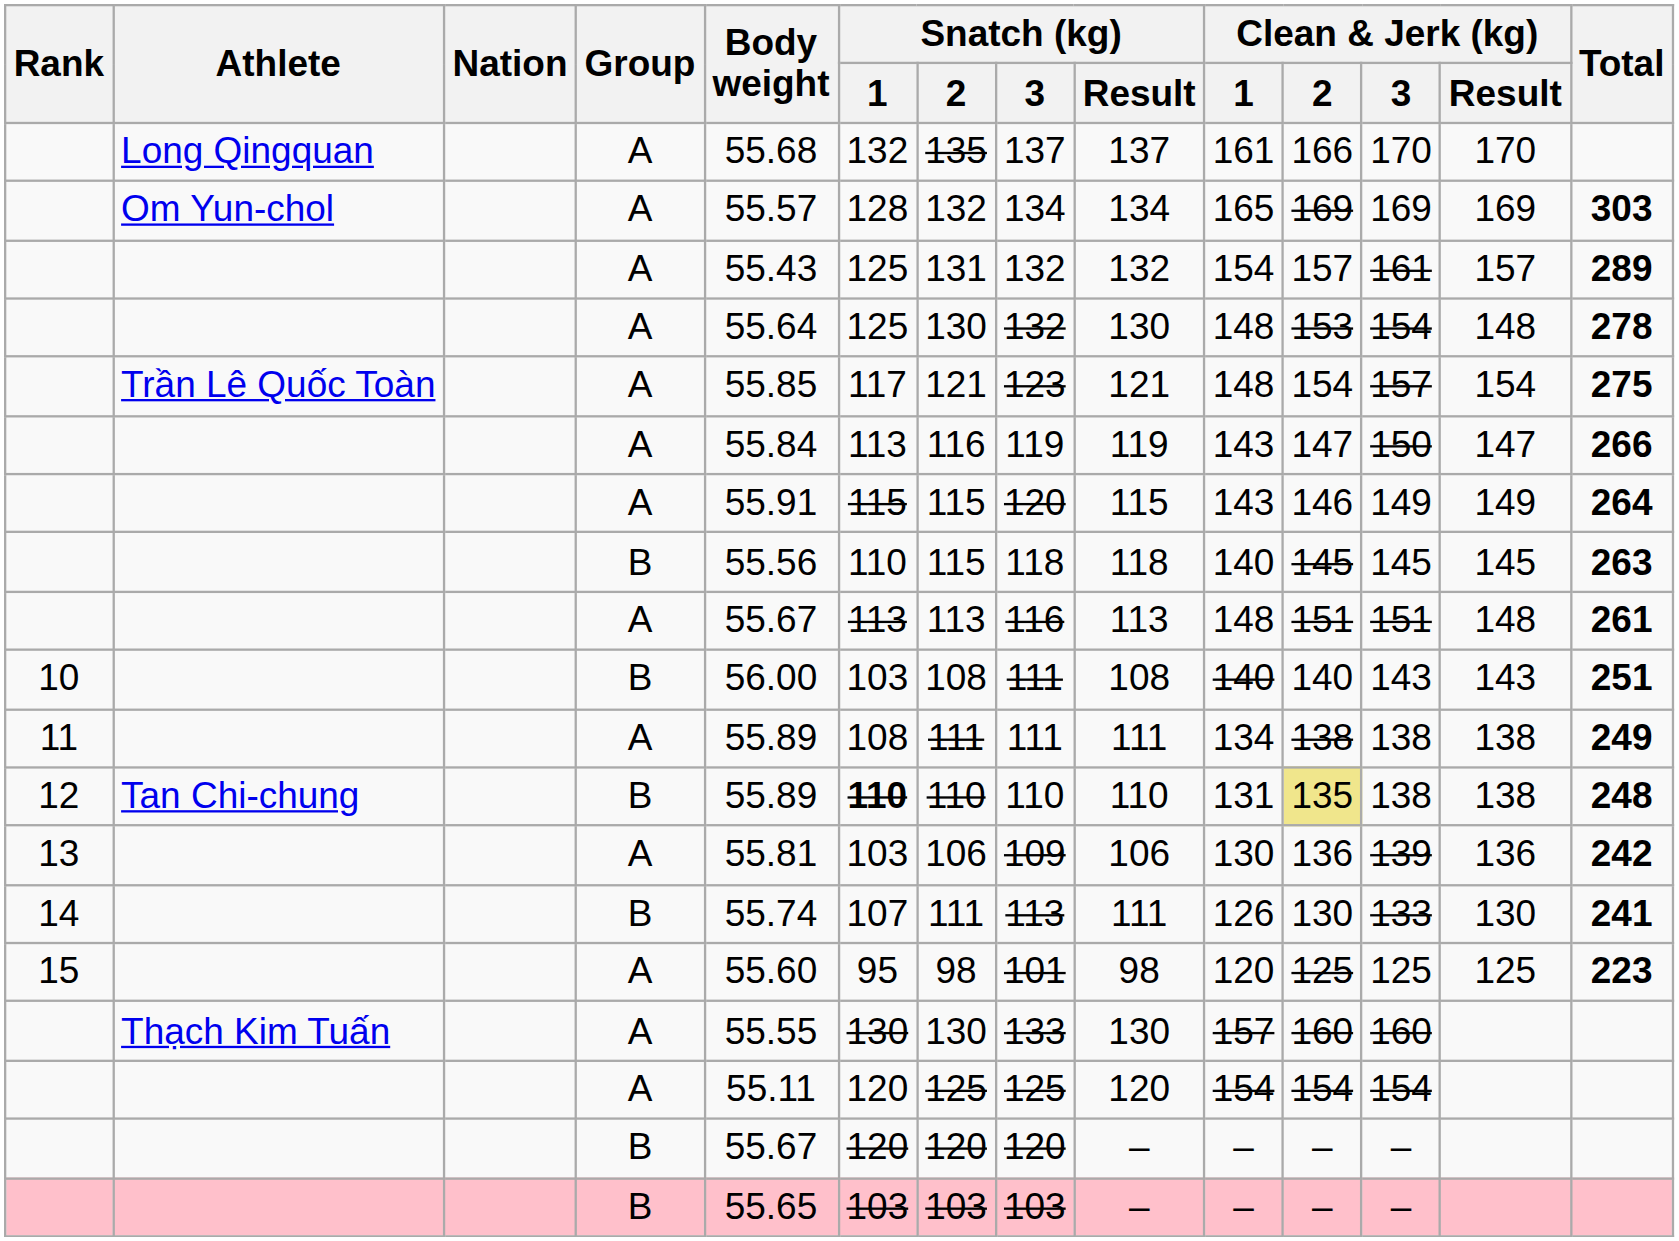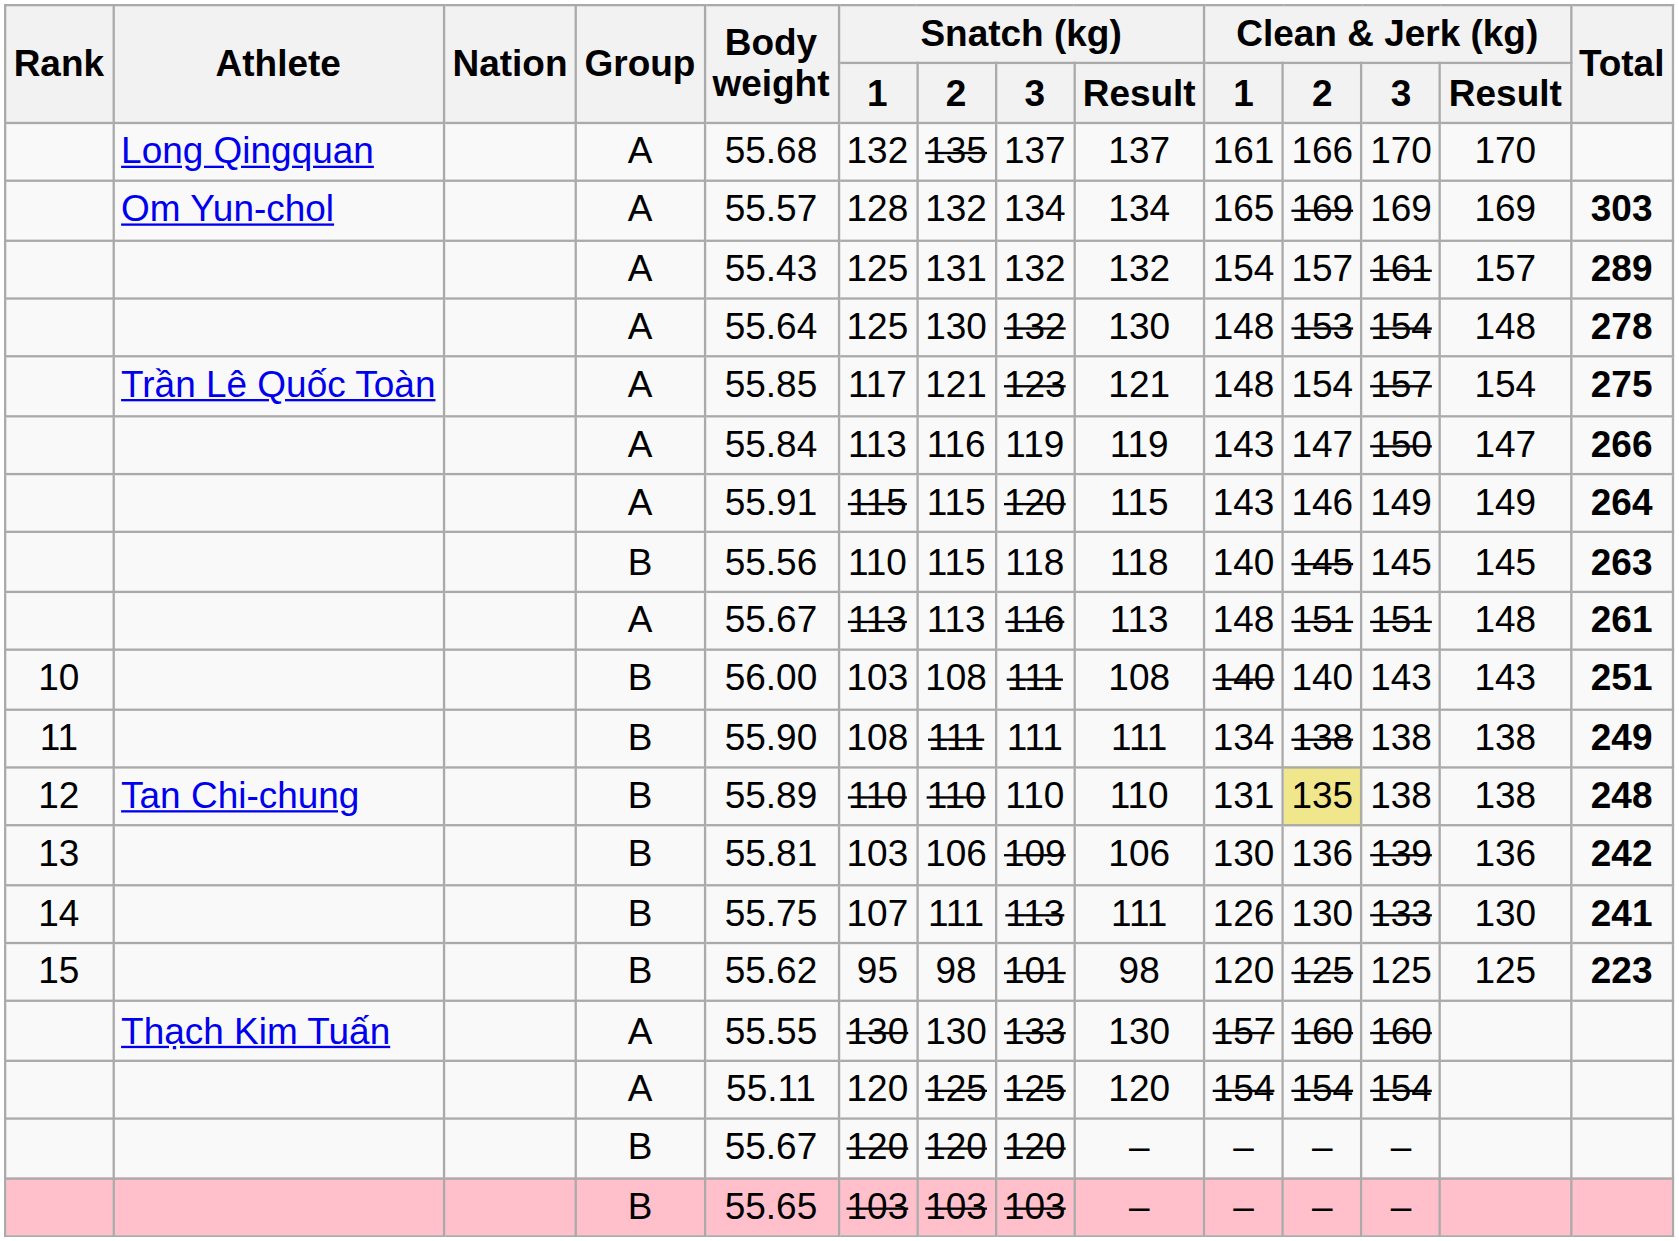(640, 737) A -> (640, 737) B
(771, 737) 55.89 -> (771, 737) 55.90
(877, 795) bold -> (877, 795) normal
(640, 854) A -> (640, 854) B
(771, 913) 55.74 -> (771, 913) 55.75
(640, 971) A -> (640, 971) B
(771, 971) 55.60 -> (771, 971) 55.62
